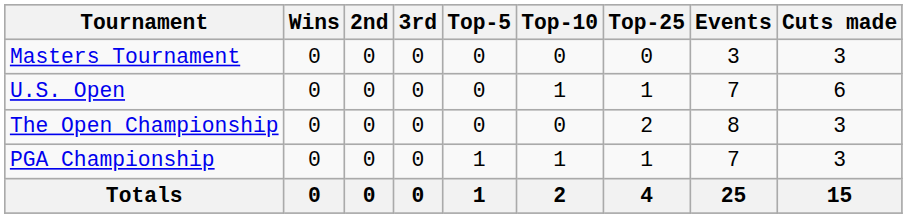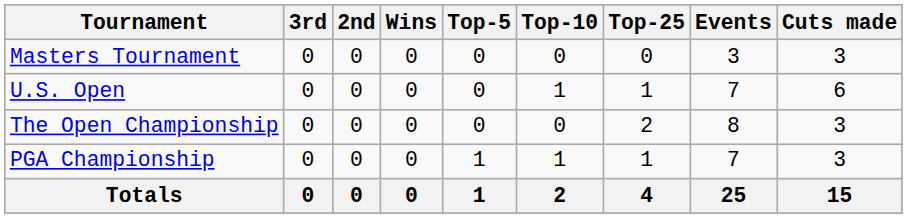columns swapped: (314, 22) <-> (418, 22)
